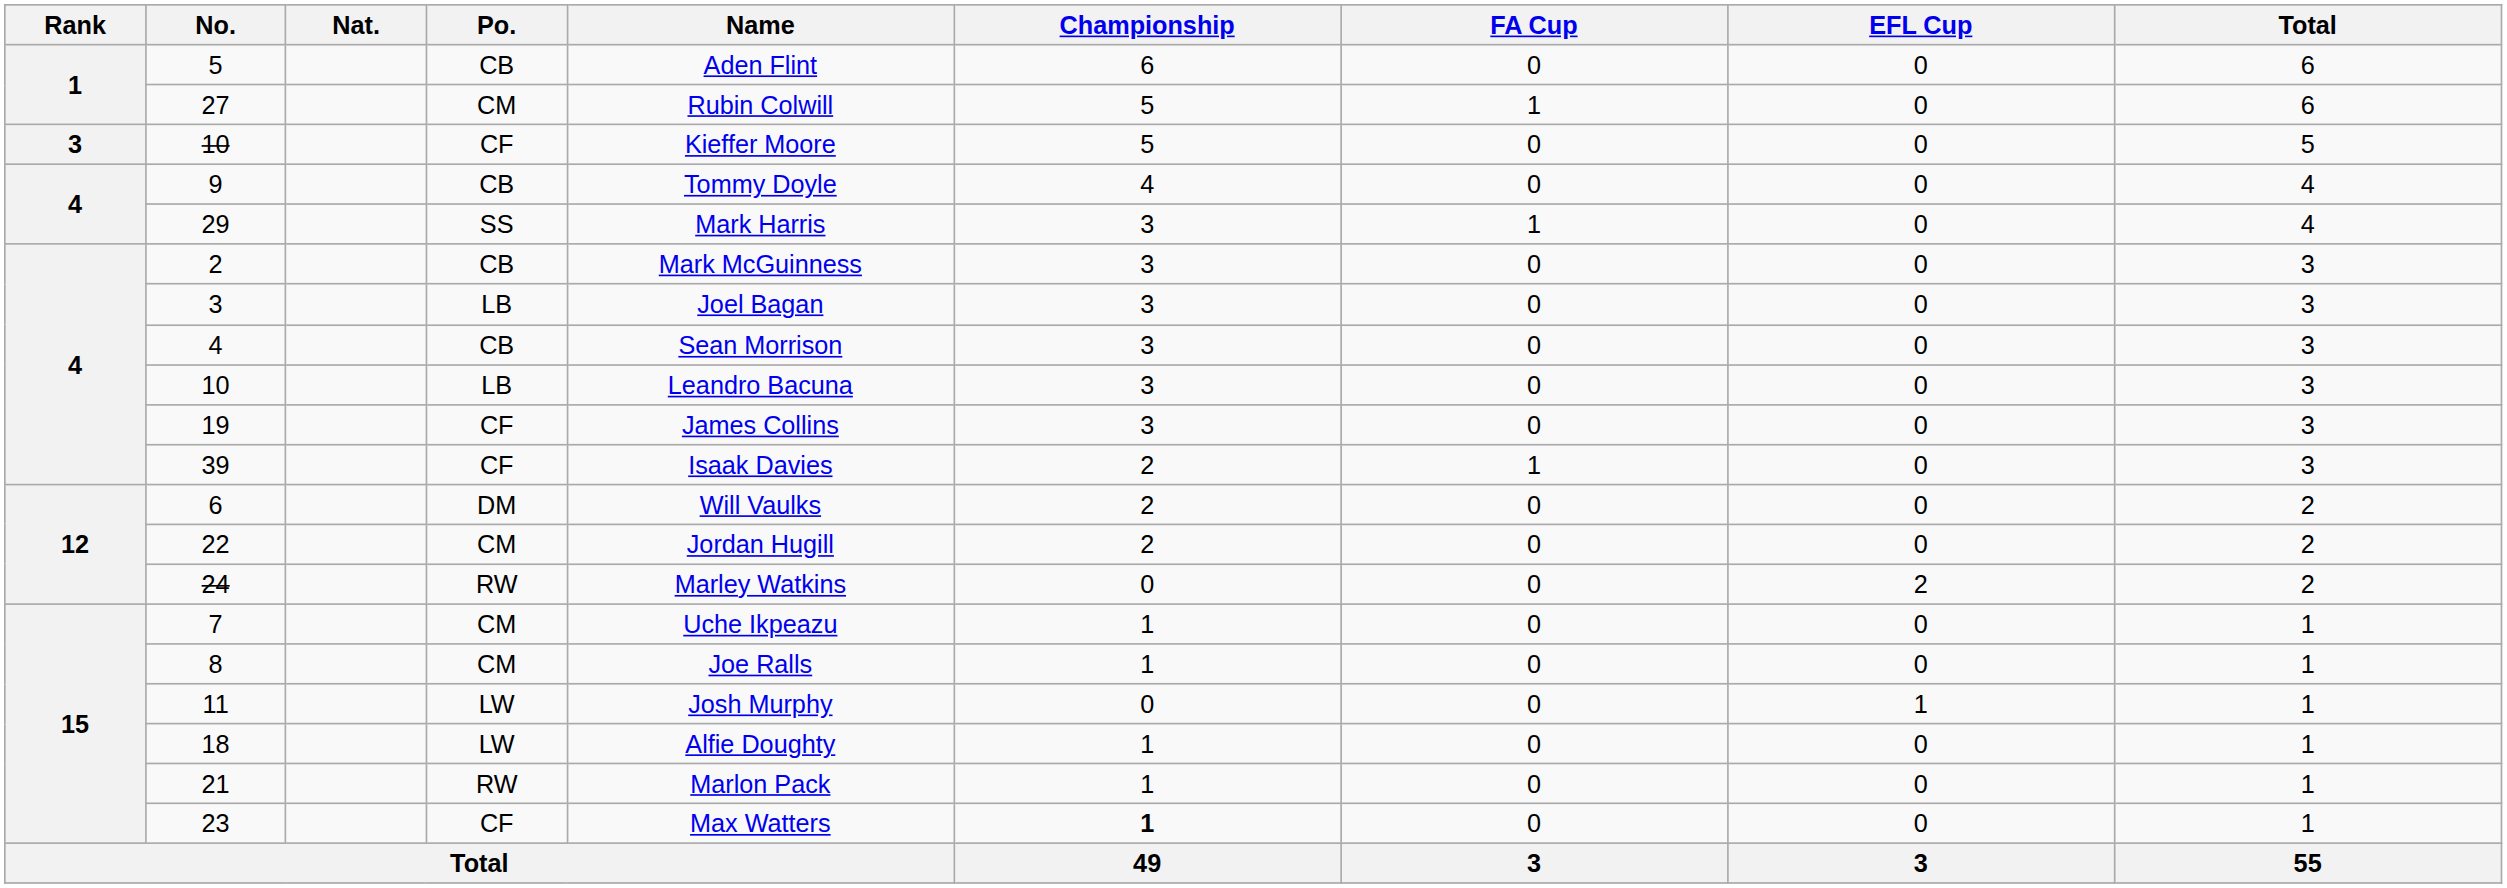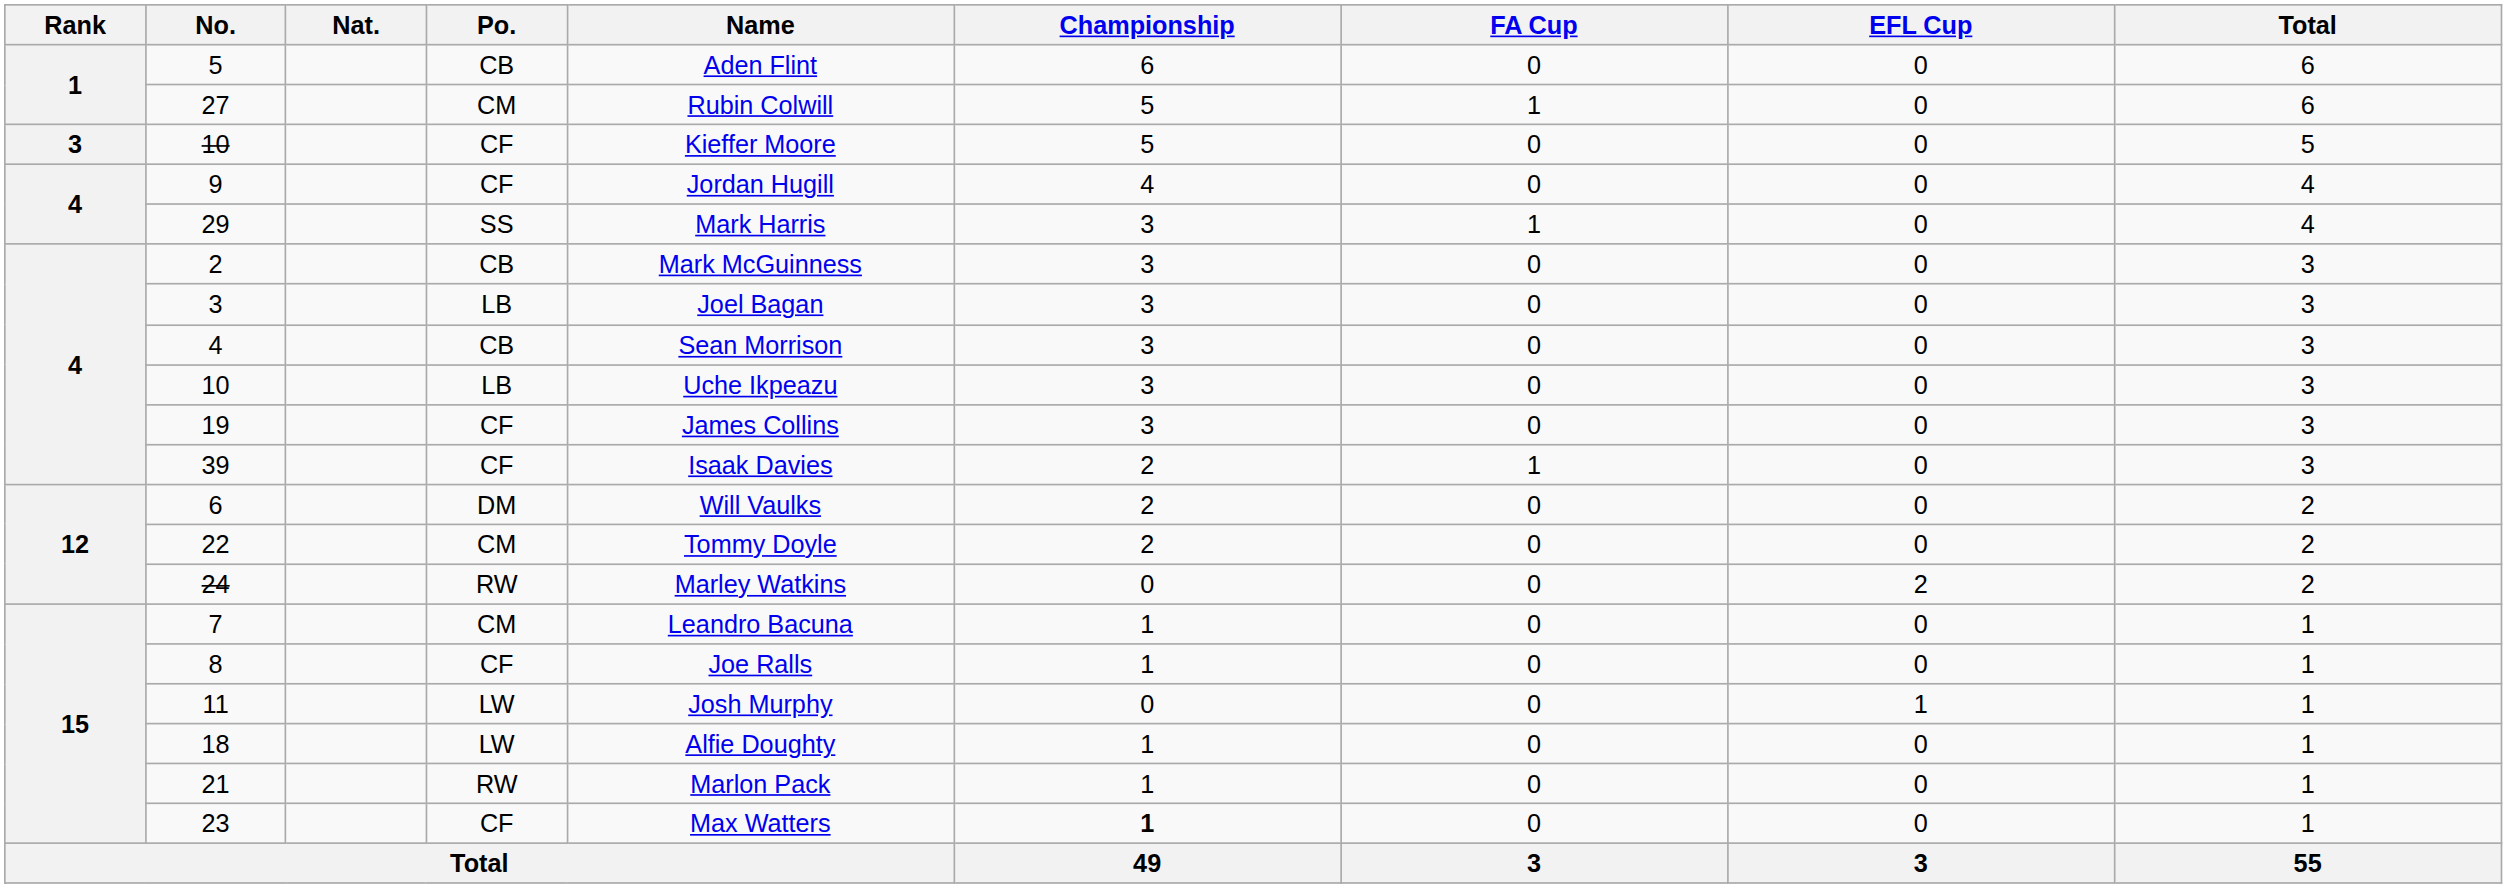(497, 185) CB -> (497, 185) CF
(760, 185) Tommy Doyle -> (760, 185) Jordan Hugill
(760, 384) Leandro Bacuna -> (760, 384) Uche Ikpeazu
(760, 544) Jordan Hugill -> (760, 544) Tommy Doyle
(760, 624) Uche Ikpeazu -> (760, 624) Leandro Bacuna
(497, 664) CM -> (497, 664) CF
